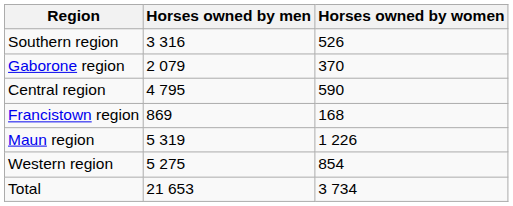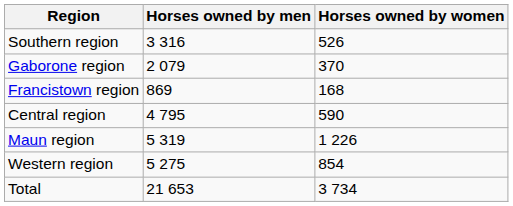rows swapped: (57, 90) <-> (74, 115)
